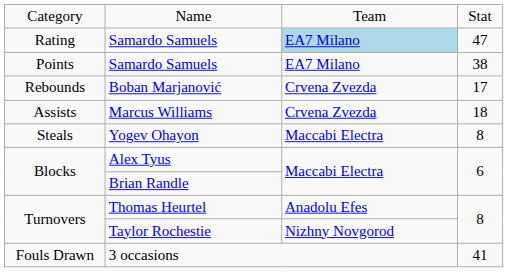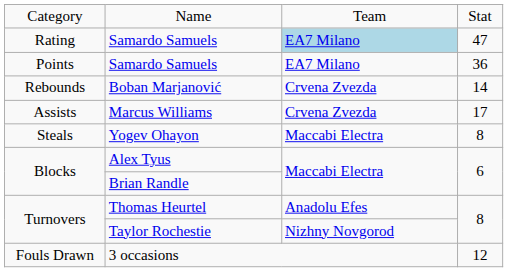(480, 64) 38 -> (480, 64) 36
(480, 87) 17 -> (480, 87) 14
(480, 111) 18 -> (480, 111) 17
(480, 254) 41 -> (480, 254) 12
